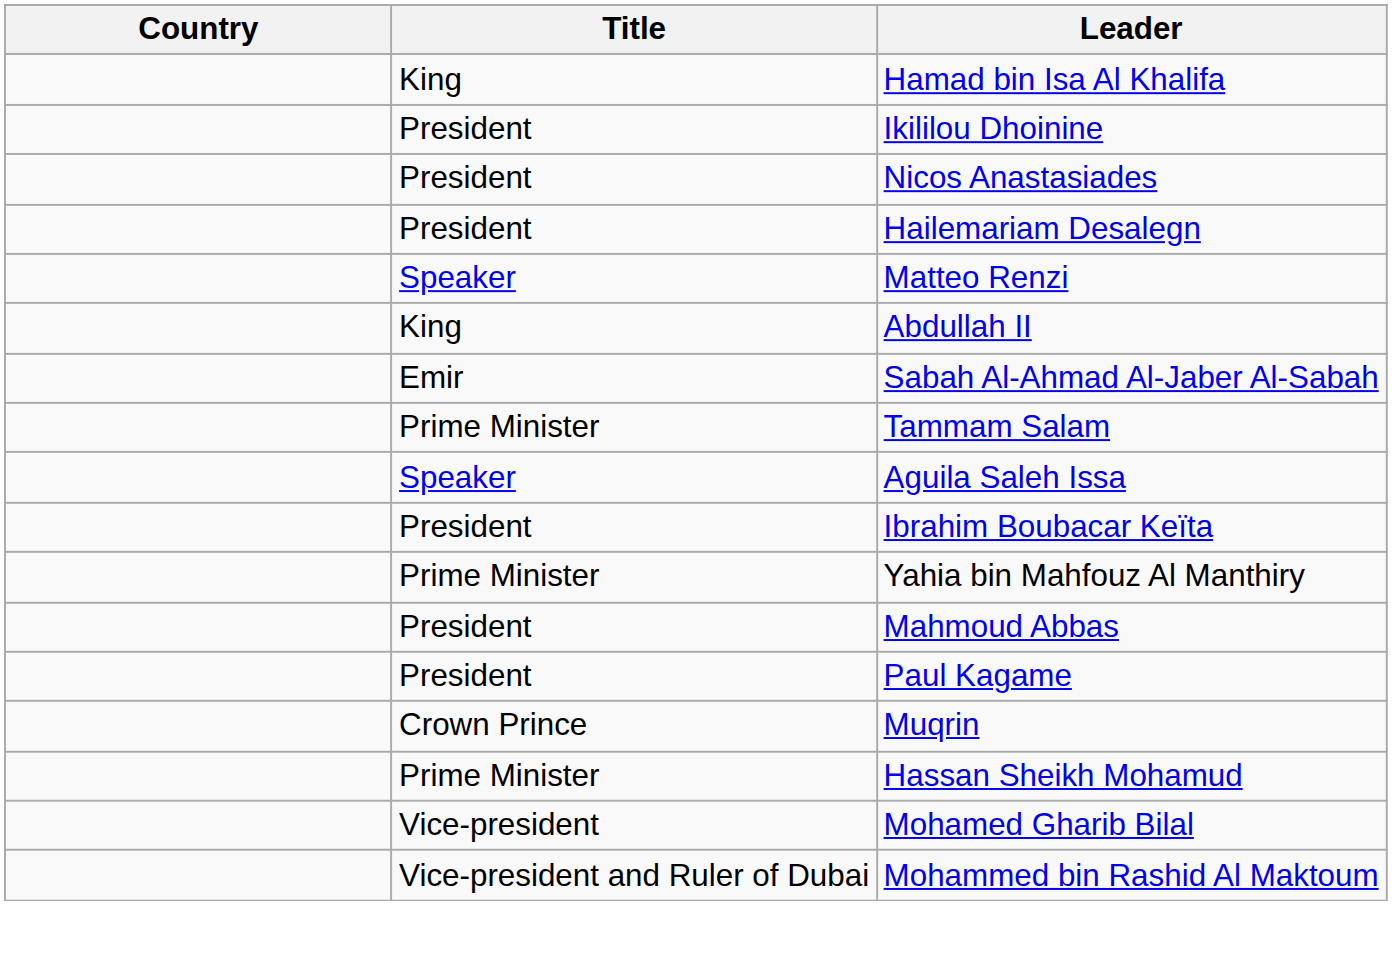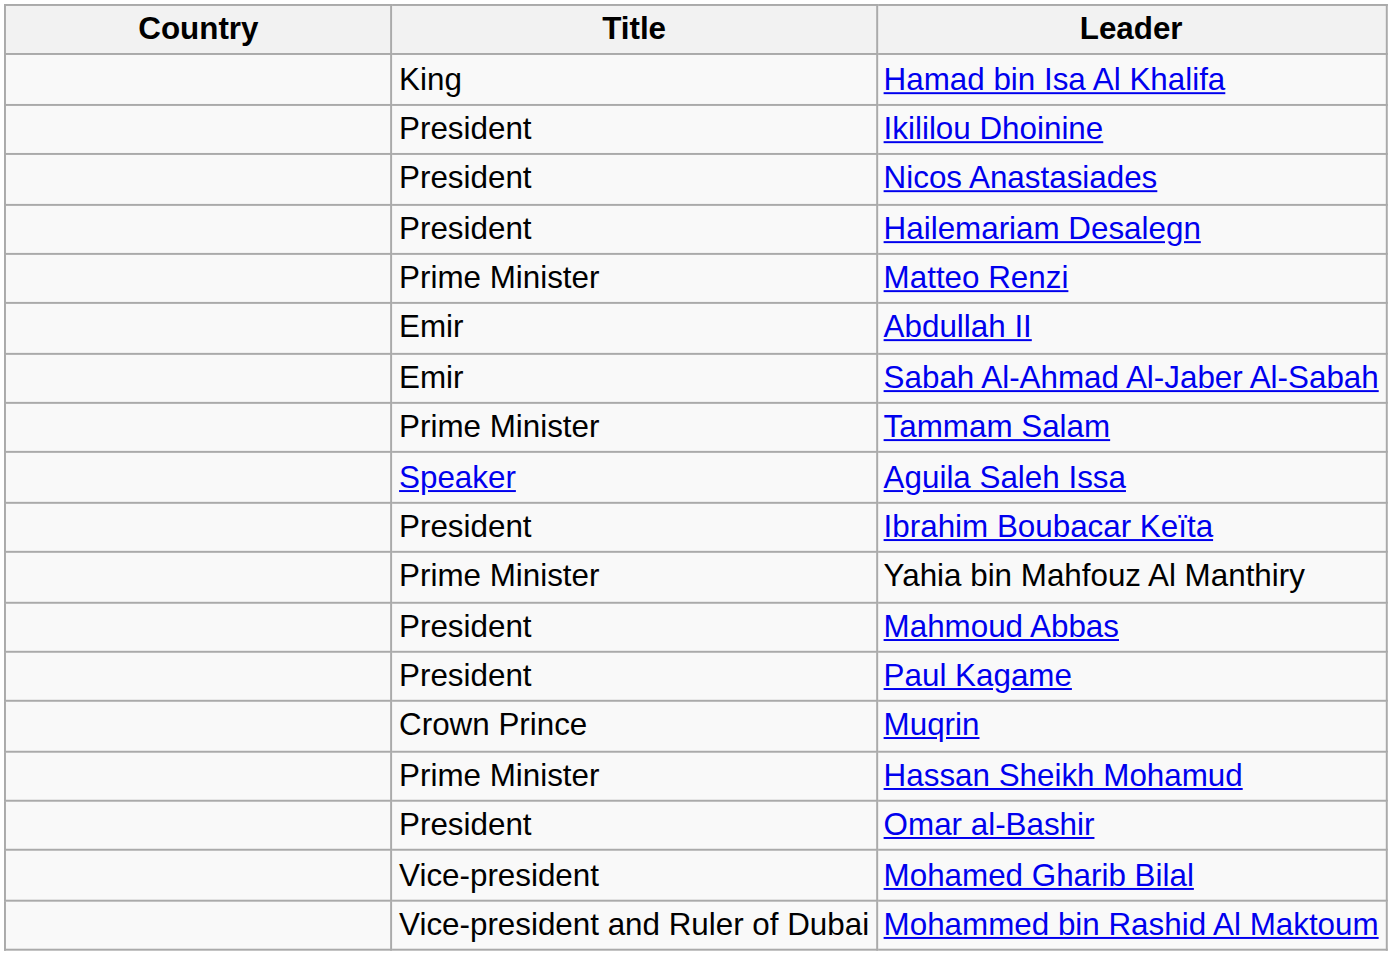(457, 278) Speaker -> (499, 278) Prime Minister
(430, 327) King -> (431, 327) Emir
+ row: (989, 825)
